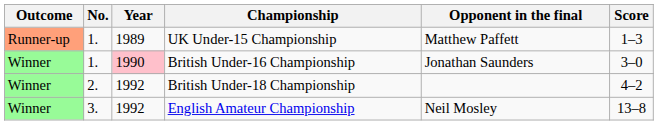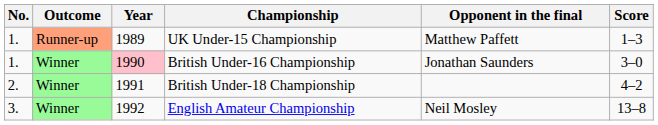columns swapped: (44, 16) <-> (98, 16)
(130, 85) 1992 -> (130, 85) 1991
